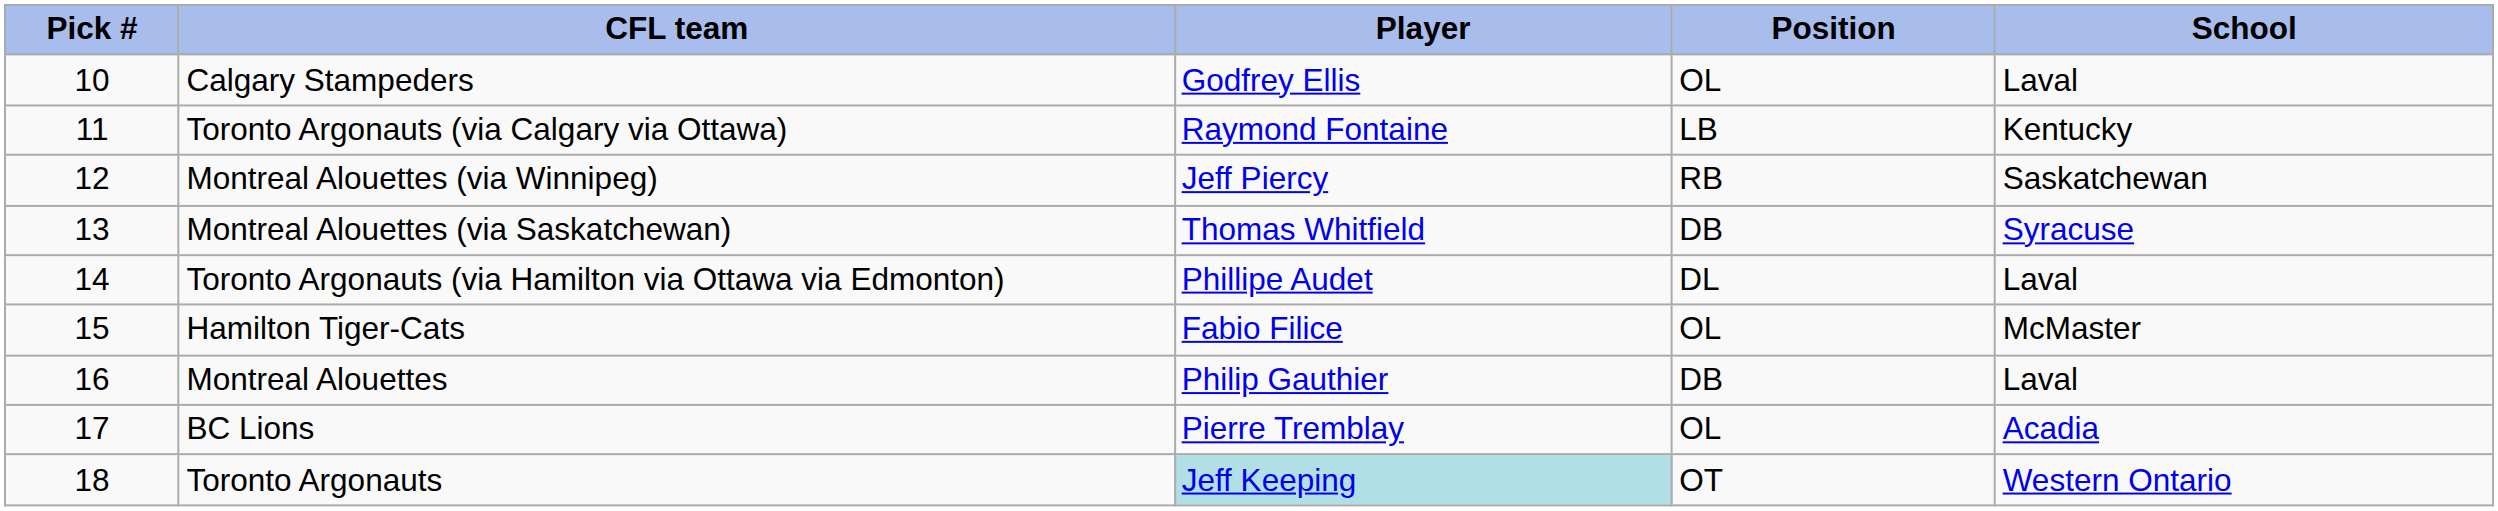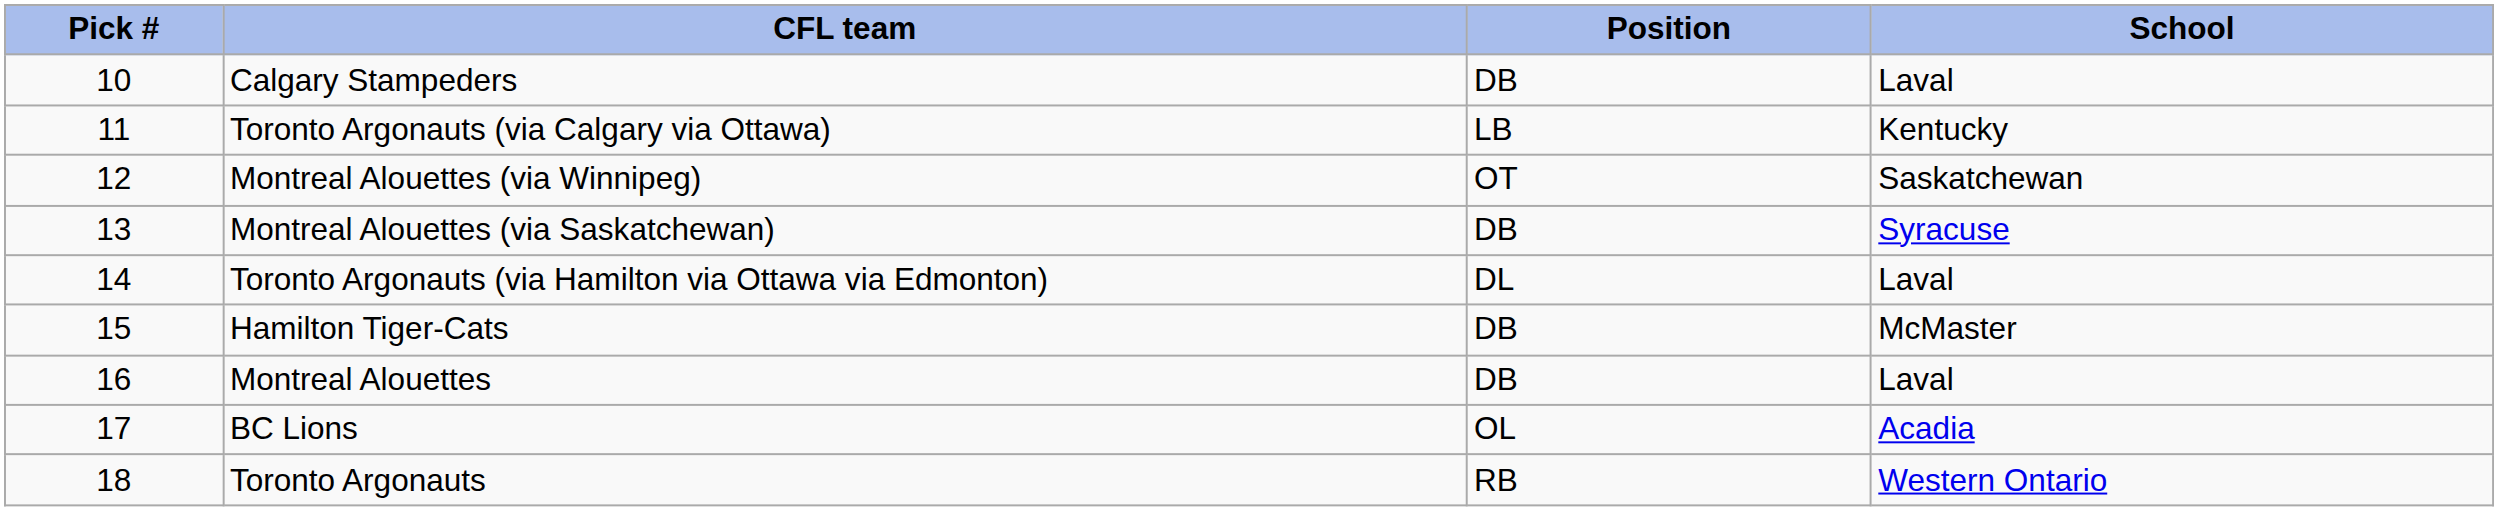- column: (1423, 29)
(1700, 79) OL -> (1496, 79) DB
(1701, 179) RB -> (1496, 179) OT
(1700, 329) OL -> (1496, 329) DB
(1701, 479) OT -> (1496, 479) RB
